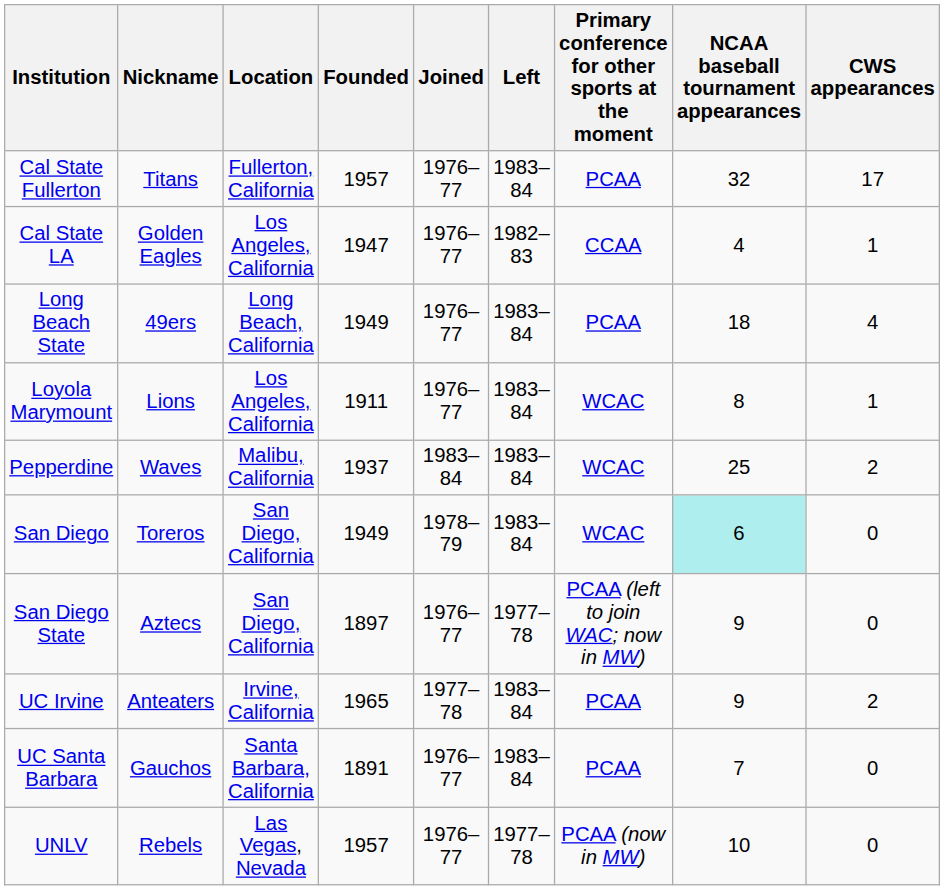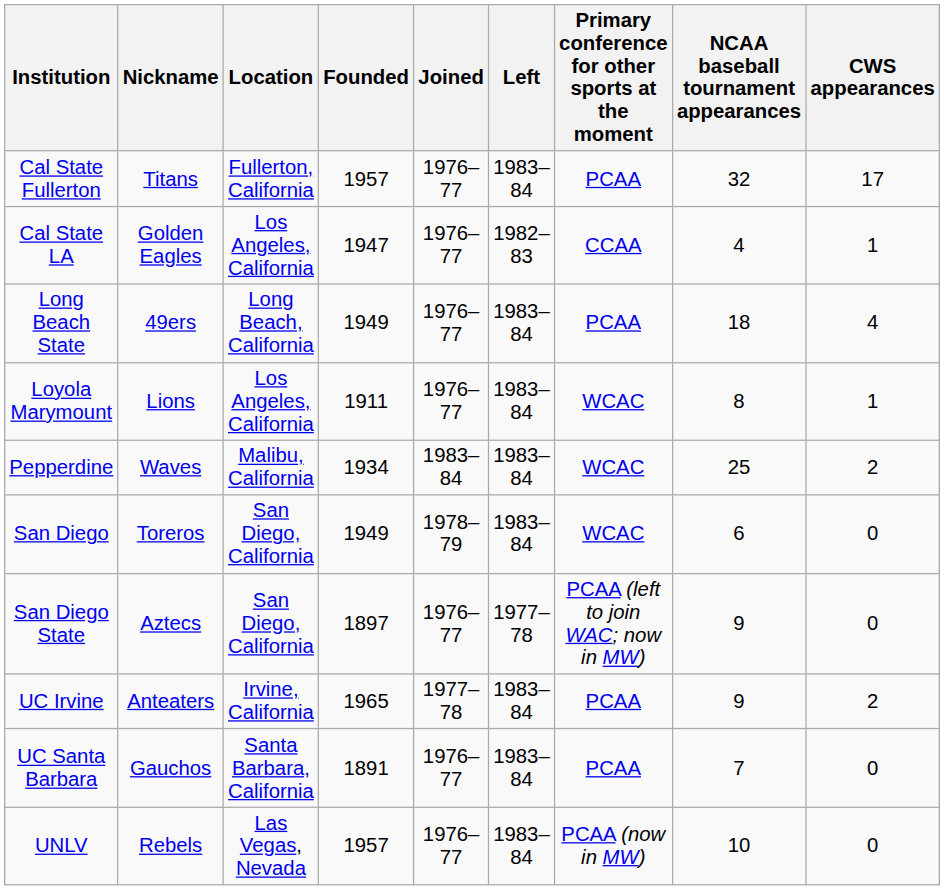(366, 467) 1937 -> (366, 467) 1934
(739, 534) paleturquoise background -> (739, 534) no background
(521, 845) 1977–78 -> (521, 845) 1983–84
